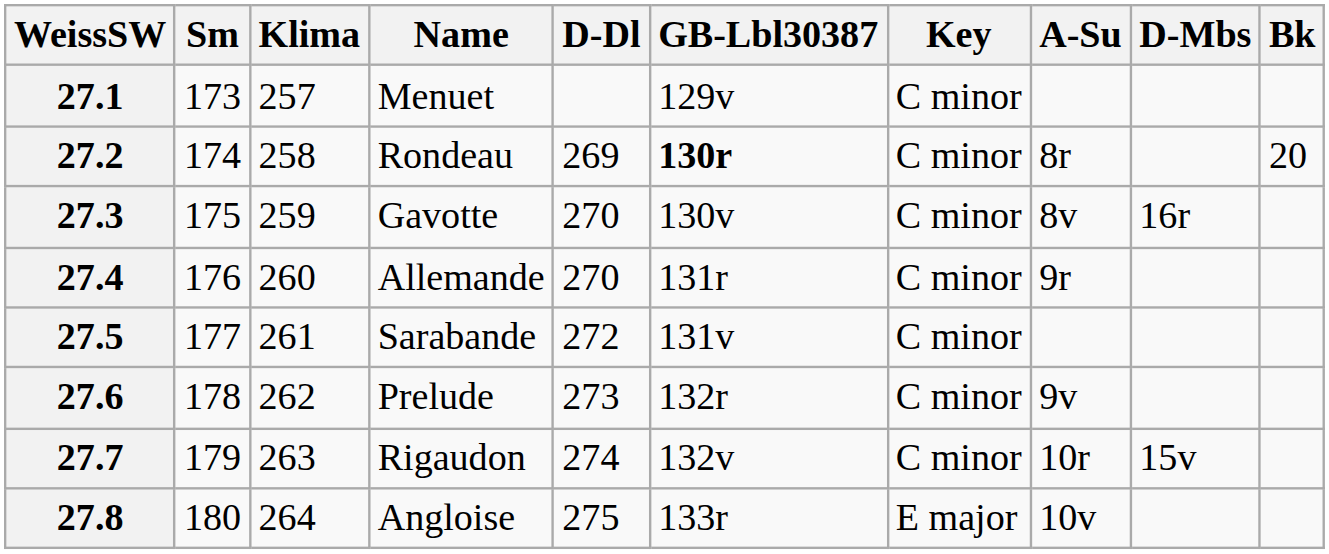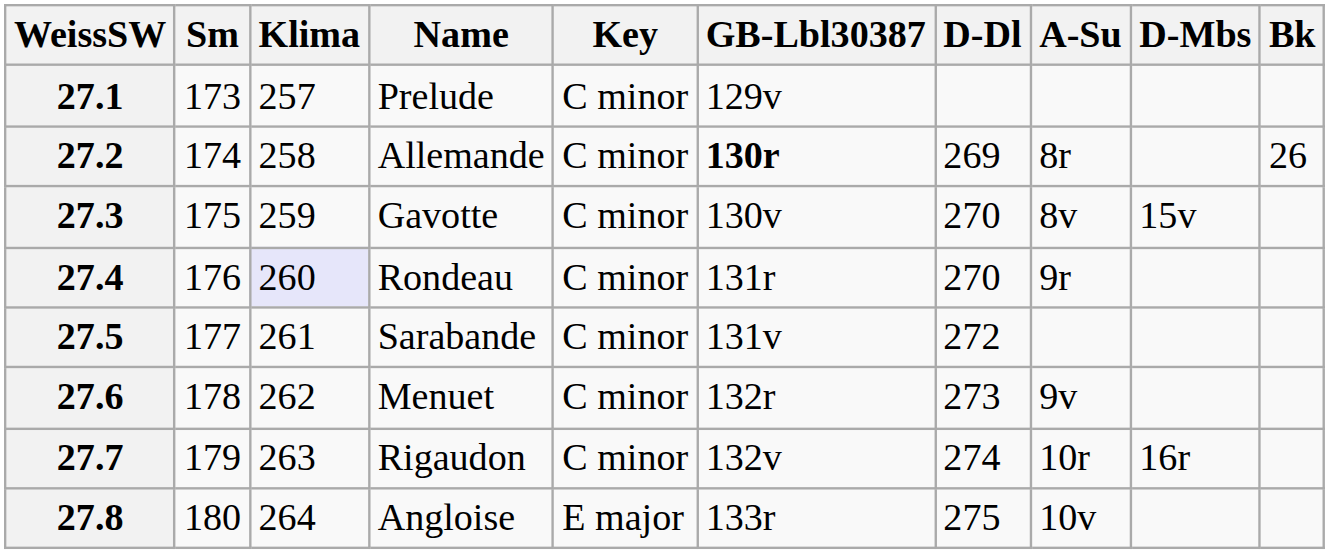columns swapped: (959, 34) <-> (601, 34)
(436, 95) Menuet -> (436, 95) Prelude
(445, 155) Rondeau -> (461, 155) Allemande
(1288, 155) 20 -> (1288, 155) 26
(1165, 215) 16r -> (1168, 215) 15v
(287, 276) no background -> (287, 276) lavender background
(461, 276) Allemande -> (445, 276) Rondeau
(436, 397) Prelude -> (436, 397) Menuet
(1168, 457) 15v -> (1165, 457) 16r
